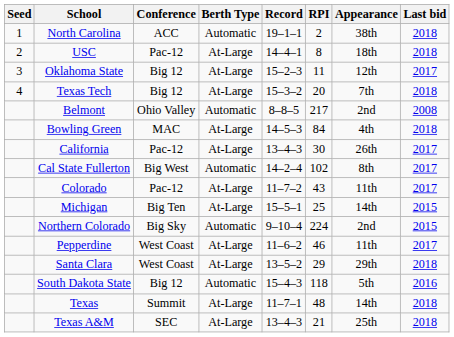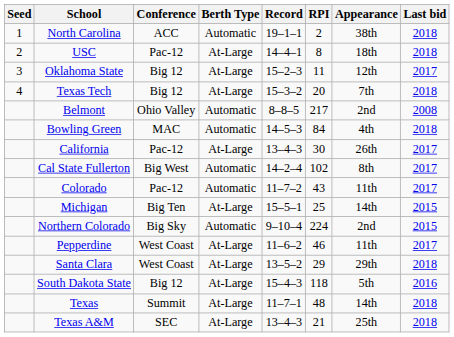(230, 129) At-Large -> (230, 129) Automatic
(230, 187) At-Large -> (230, 187) Automatic
(230, 284) Automatic -> (230, 284) At-Large
